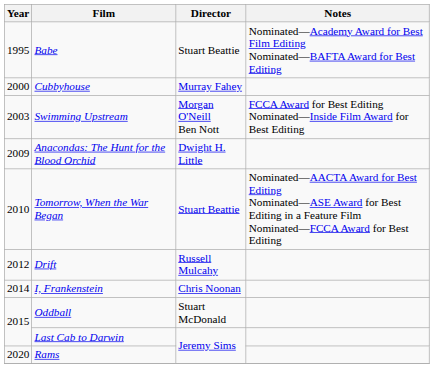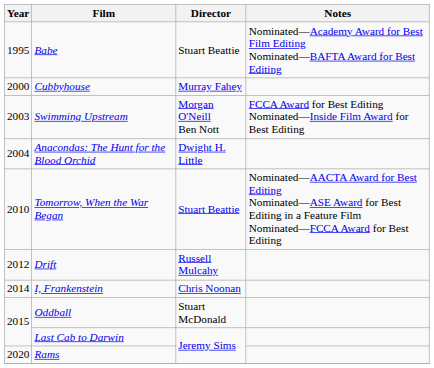(18, 153) 2009 -> (18, 153) 2004
